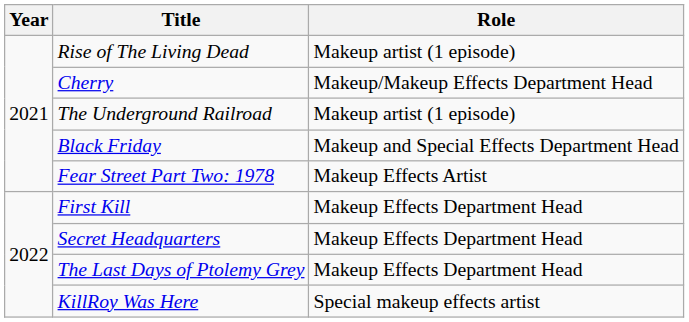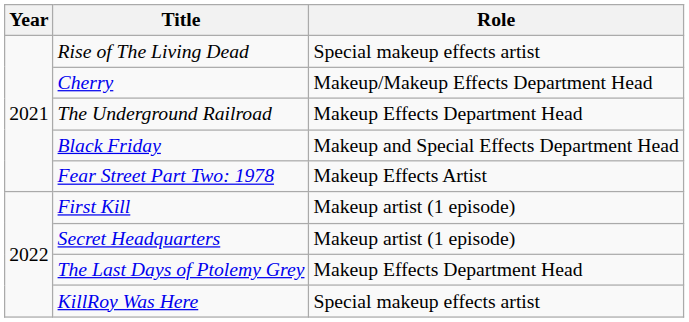(414, 51) Makeup artist (1 episode) -> (427, 51) Special makeup effects artist
(414, 113) Makeup artist (1 episode) -> (448, 113) Makeup Effects Department Head
(448, 207) Makeup Effects Department Head -> (414, 207) Makeup artist (1 episode)
(448, 238) Makeup Effects Department Head -> (414, 238) Makeup artist (1 episode)
